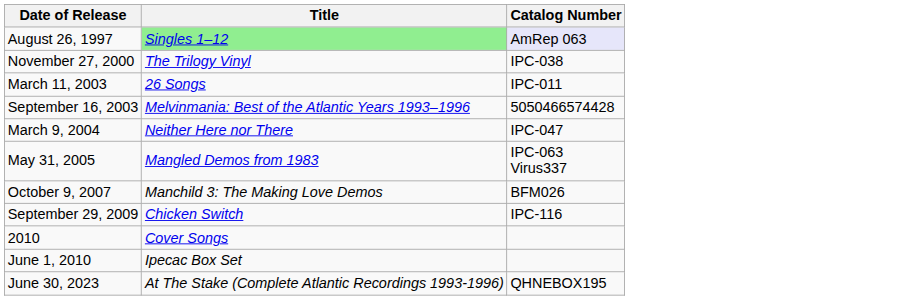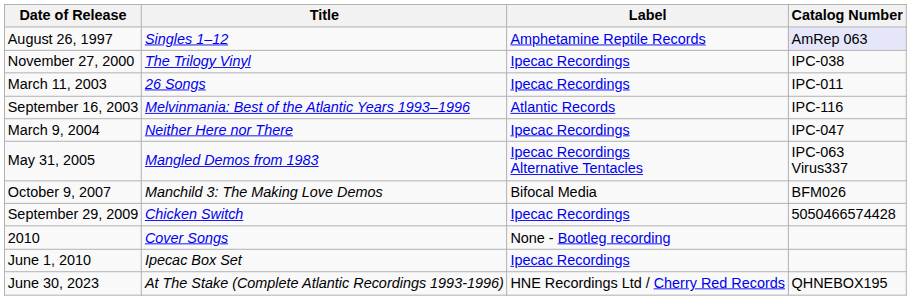+ column: (648, 15)
(187, 38) lightgreen background -> (187, 38) no background
(562, 107) 5050466574428 -> (817, 107) IPC-116
(536, 214) IPC-116 -> (844, 214) 5050466574428
